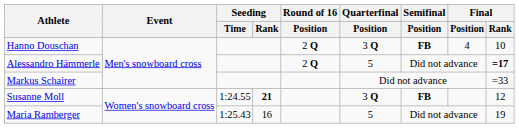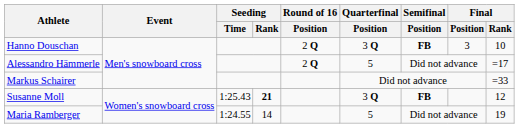(467, 46) 4 -> (467, 46) 3
(500, 63) bold -> (500, 63) normal
(235, 98) 1:24.55 -> (235, 98) 1:25.43
(235, 115) 1:25.43 -> (235, 115) 1:24.55
(267, 115) 16 -> (267, 115) 14
